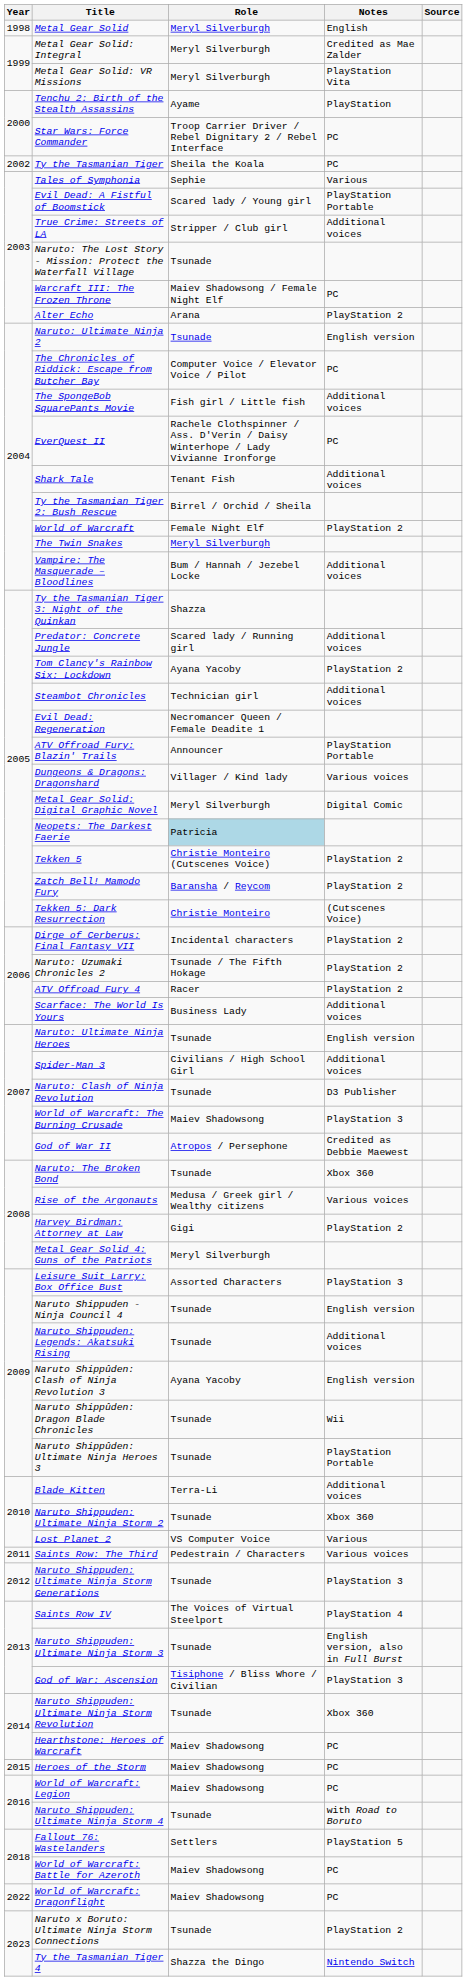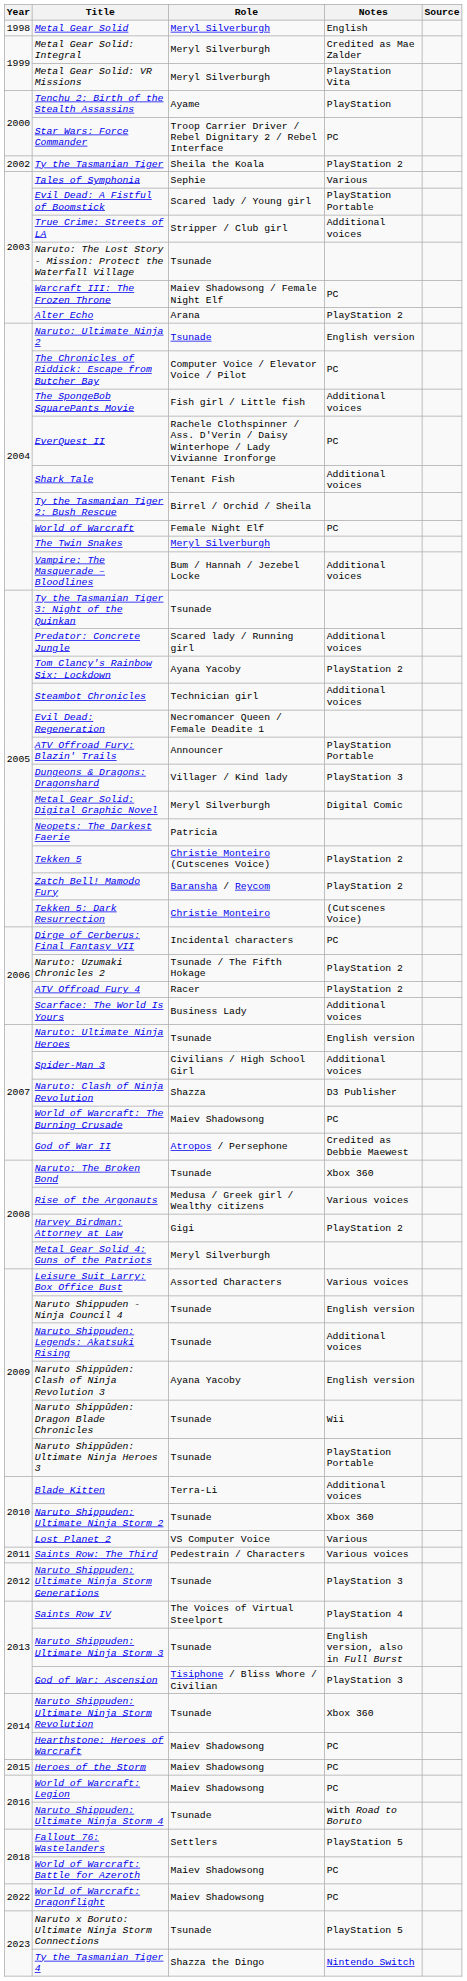(333, 164) PC -> (365, 164) PlayStation 2
(365, 528) PlayStation 2 -> (333, 528) PC
(188, 609) Shazza -> (191, 609) Tsunade
(368, 778) Various voices -> (365, 778) PlayStation 3
(194, 832) lightblue background -> (194, 832) no background
(365, 941) PlayStation 2 -> (333, 941) PC
(191, 1092) Tsunade -> (188, 1092) Shazza
(365, 1119) PlayStation 3 -> (333, 1119) PC
(365, 1282) PlayStation 3 -> (368, 1282) Various voices
(365, 1930) PlayStation 2 -> (365, 1930) PlayStation 5
